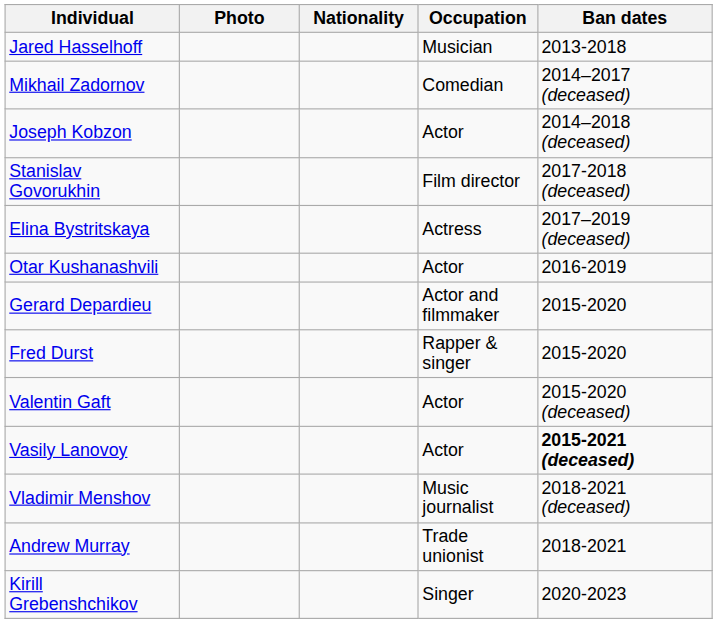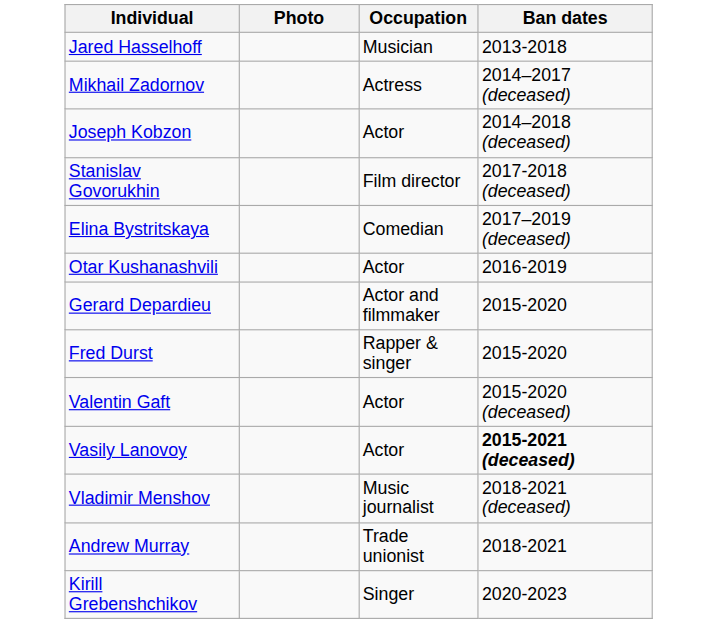- column: (359, 18)
(463, 84) Comedian -> (392, 84) Actress
(452, 229) Actress -> (403, 229) Comedian
